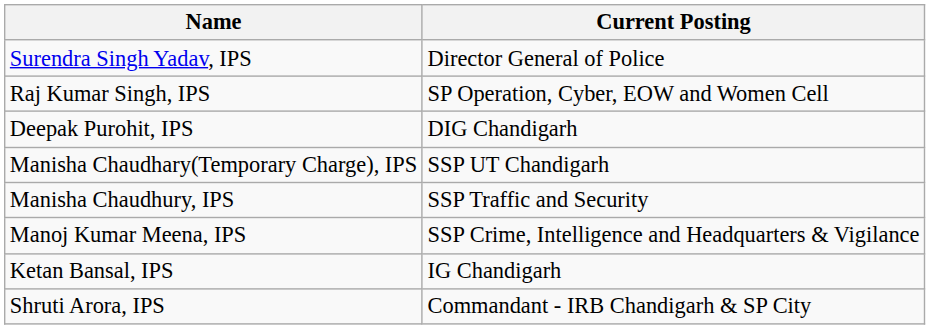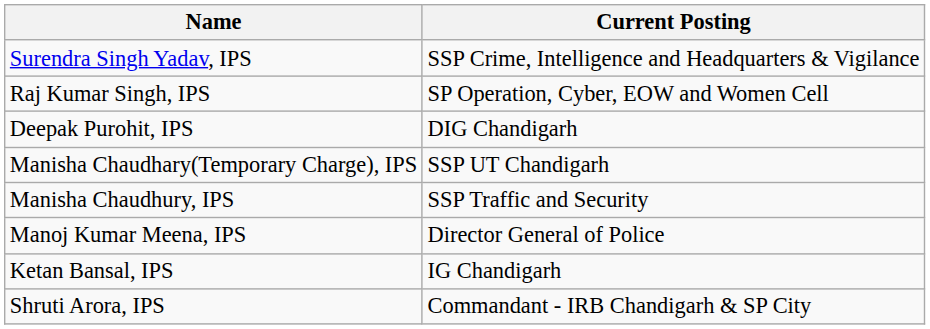(546, 57) Director General of Police -> (674, 57) SSP Crime, Intelligence and Headquarters & Vigilance
(674, 235) SSP Crime, Intelligence and Headquarters & Vigilance -> (546, 235) Director General of Police
